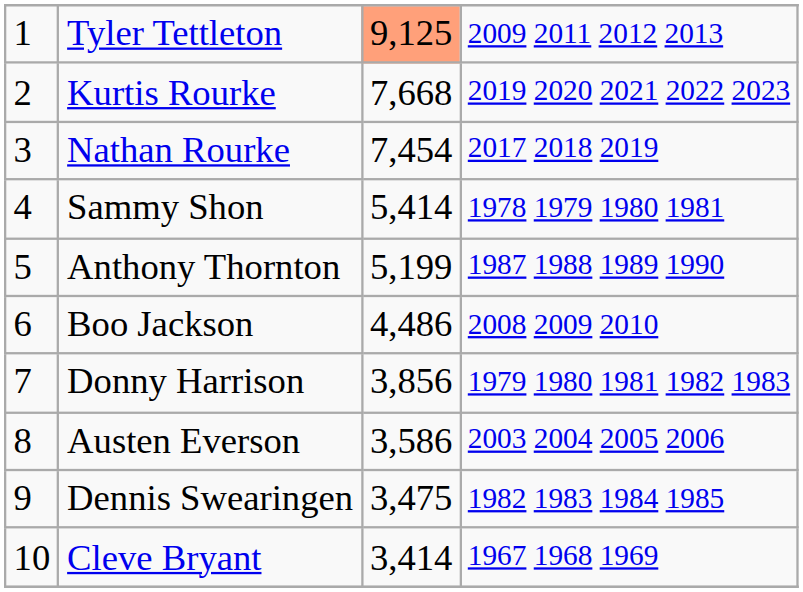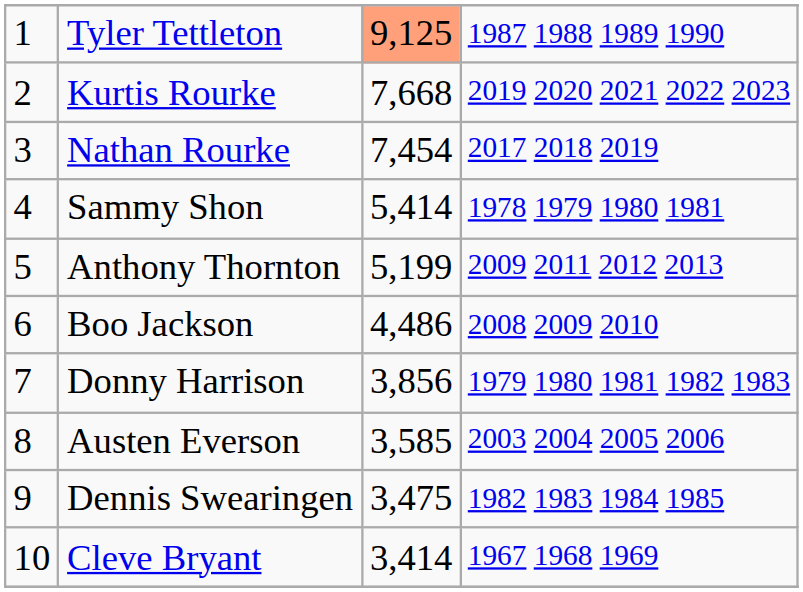(595, 33) 2009 2011 2012 2013 -> (596, 33) 1987 1988 1989 1990
(596, 265) 1987 1988 1989 1990 -> (595, 265) 2009 2011 2012 2013
(411, 440) 3,586 -> (411, 440) 3,585
